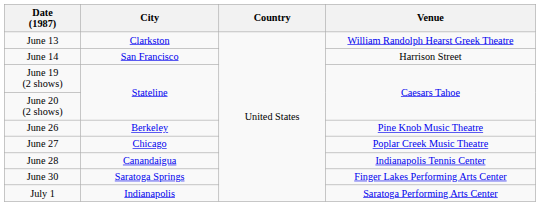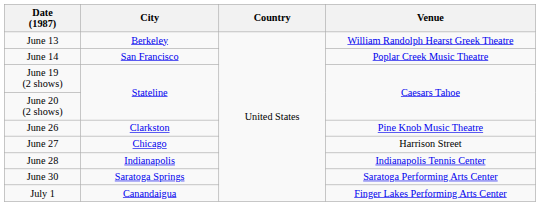(150, 40) Clarkston -> (150, 40) Berkeley
(430, 56) Harrison Street -> (430, 56) Poplar Creek Music Theatre
(150, 128) Berkeley -> (150, 128) Clarkston
(430, 144) Poplar Creek Music Theatre -> (430, 144) Harrison Street
(150, 160) Canandaigua -> (150, 160) Indianapolis
(430, 177) Finger Lakes Performing Arts Center -> (430, 177) Saratoga Performing Arts Center
(150, 193) Indianapolis -> (150, 193) Canandaigua
(430, 193) Saratoga Performing Arts Center -> (430, 193) Finger Lakes Performing Arts Center
